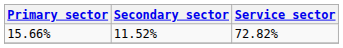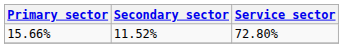(256, 34) 72.82% -> (256, 34) 72.80%
